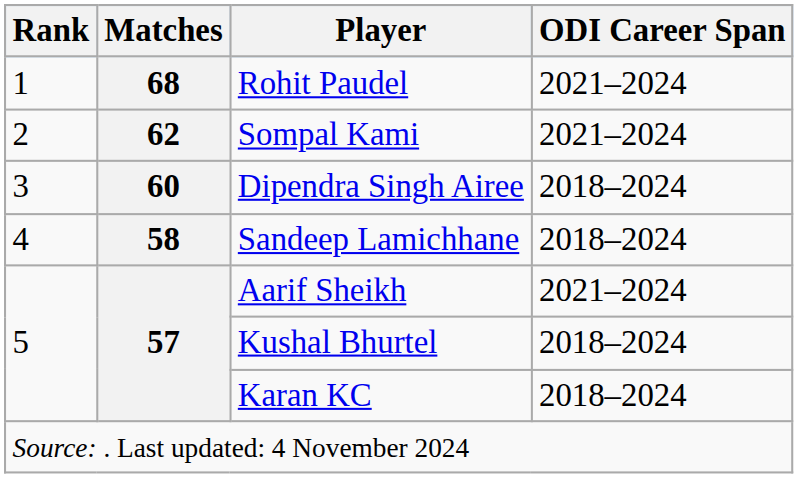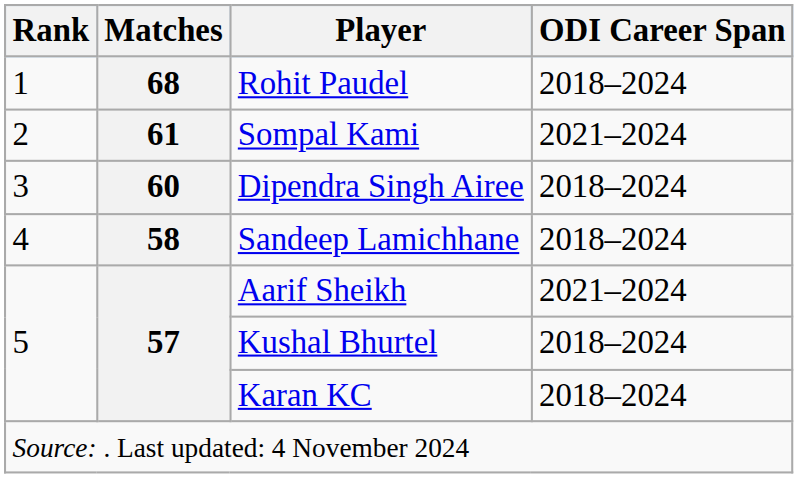(613, 82) 2021–2024 -> (613, 82) 2018–2024
(163, 134) 62 -> (163, 134) 61
